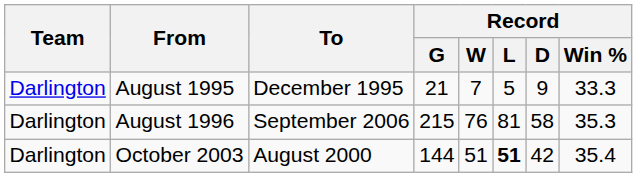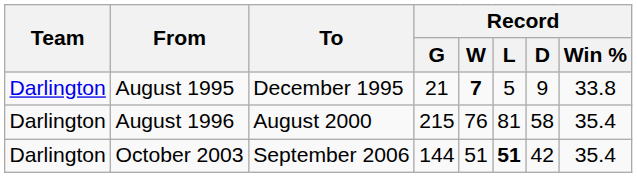(476, 88) normal -> (476, 88) bold
(595, 88) 33.3 -> (595, 88) 33.8
(331, 121) September 2006 -> (313, 121) August 2000
(595, 121) 35.3 -> (595, 121) 35.4
(313, 155) August 2000 -> (331, 155) September 2006
